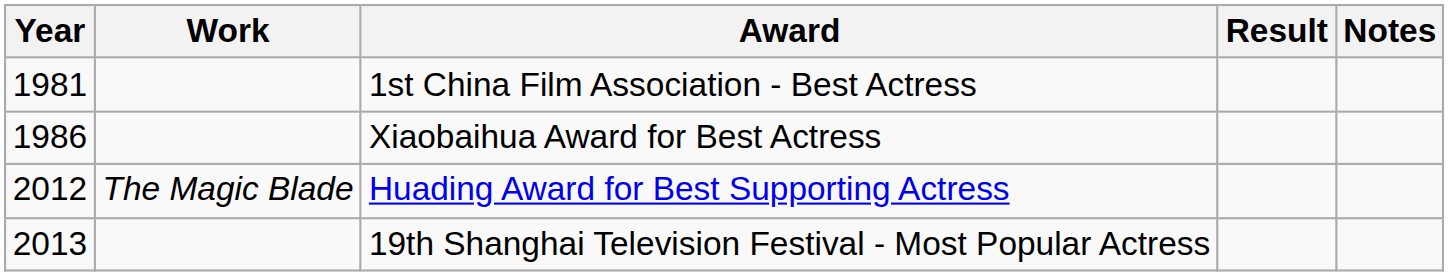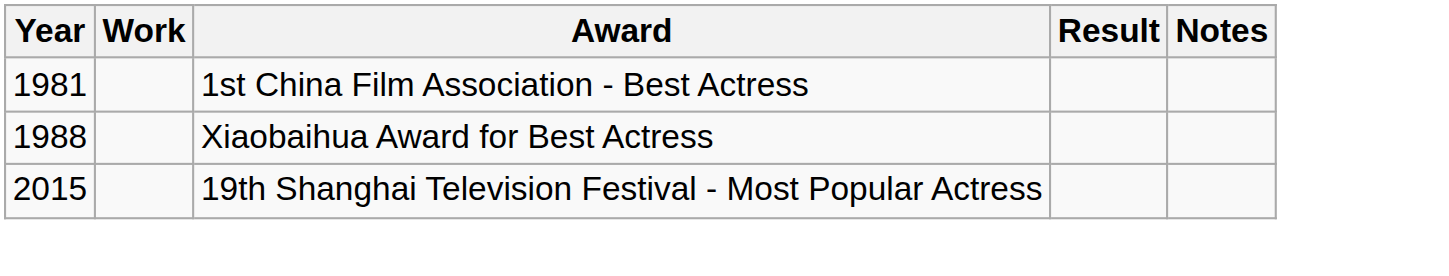(50, 137) 1986 -> (50, 137) 1988
- row: (689, 190)
(50, 243) 2013 -> (50, 190) 2015
